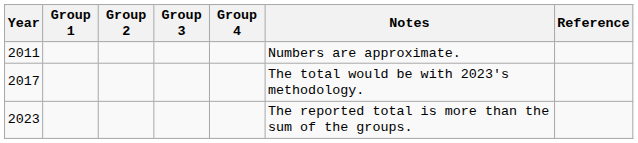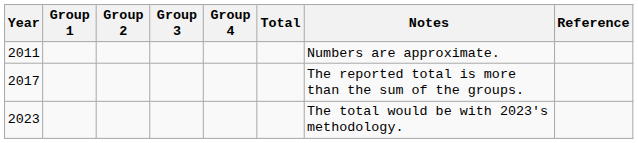+ column: (281, 23)
(388, 82) The total would be with 2023's methodology. -> (416, 82) The reported total is more than the sum of the groups.
(409, 120) The reported total is more than the sum of the groups. -> (428, 120) The total would be with 2023's methodology.
